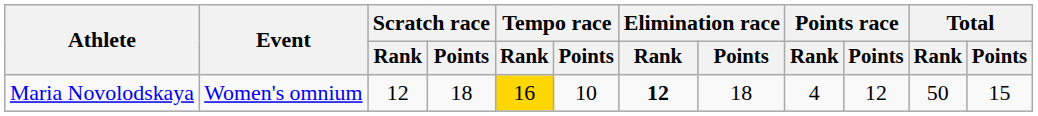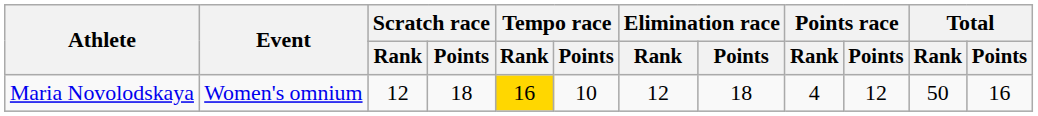(658, 93) bold -> (658, 93) normal
(999, 93) 15 -> (999, 93) 16
